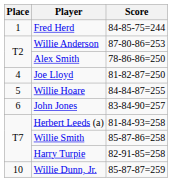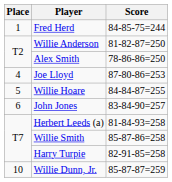(137, 43) 87-80-86=253 -> (137, 43) 81-82-87=250
(137, 75) 81-82-87=250 -> (137, 75) 87-80-86=253
